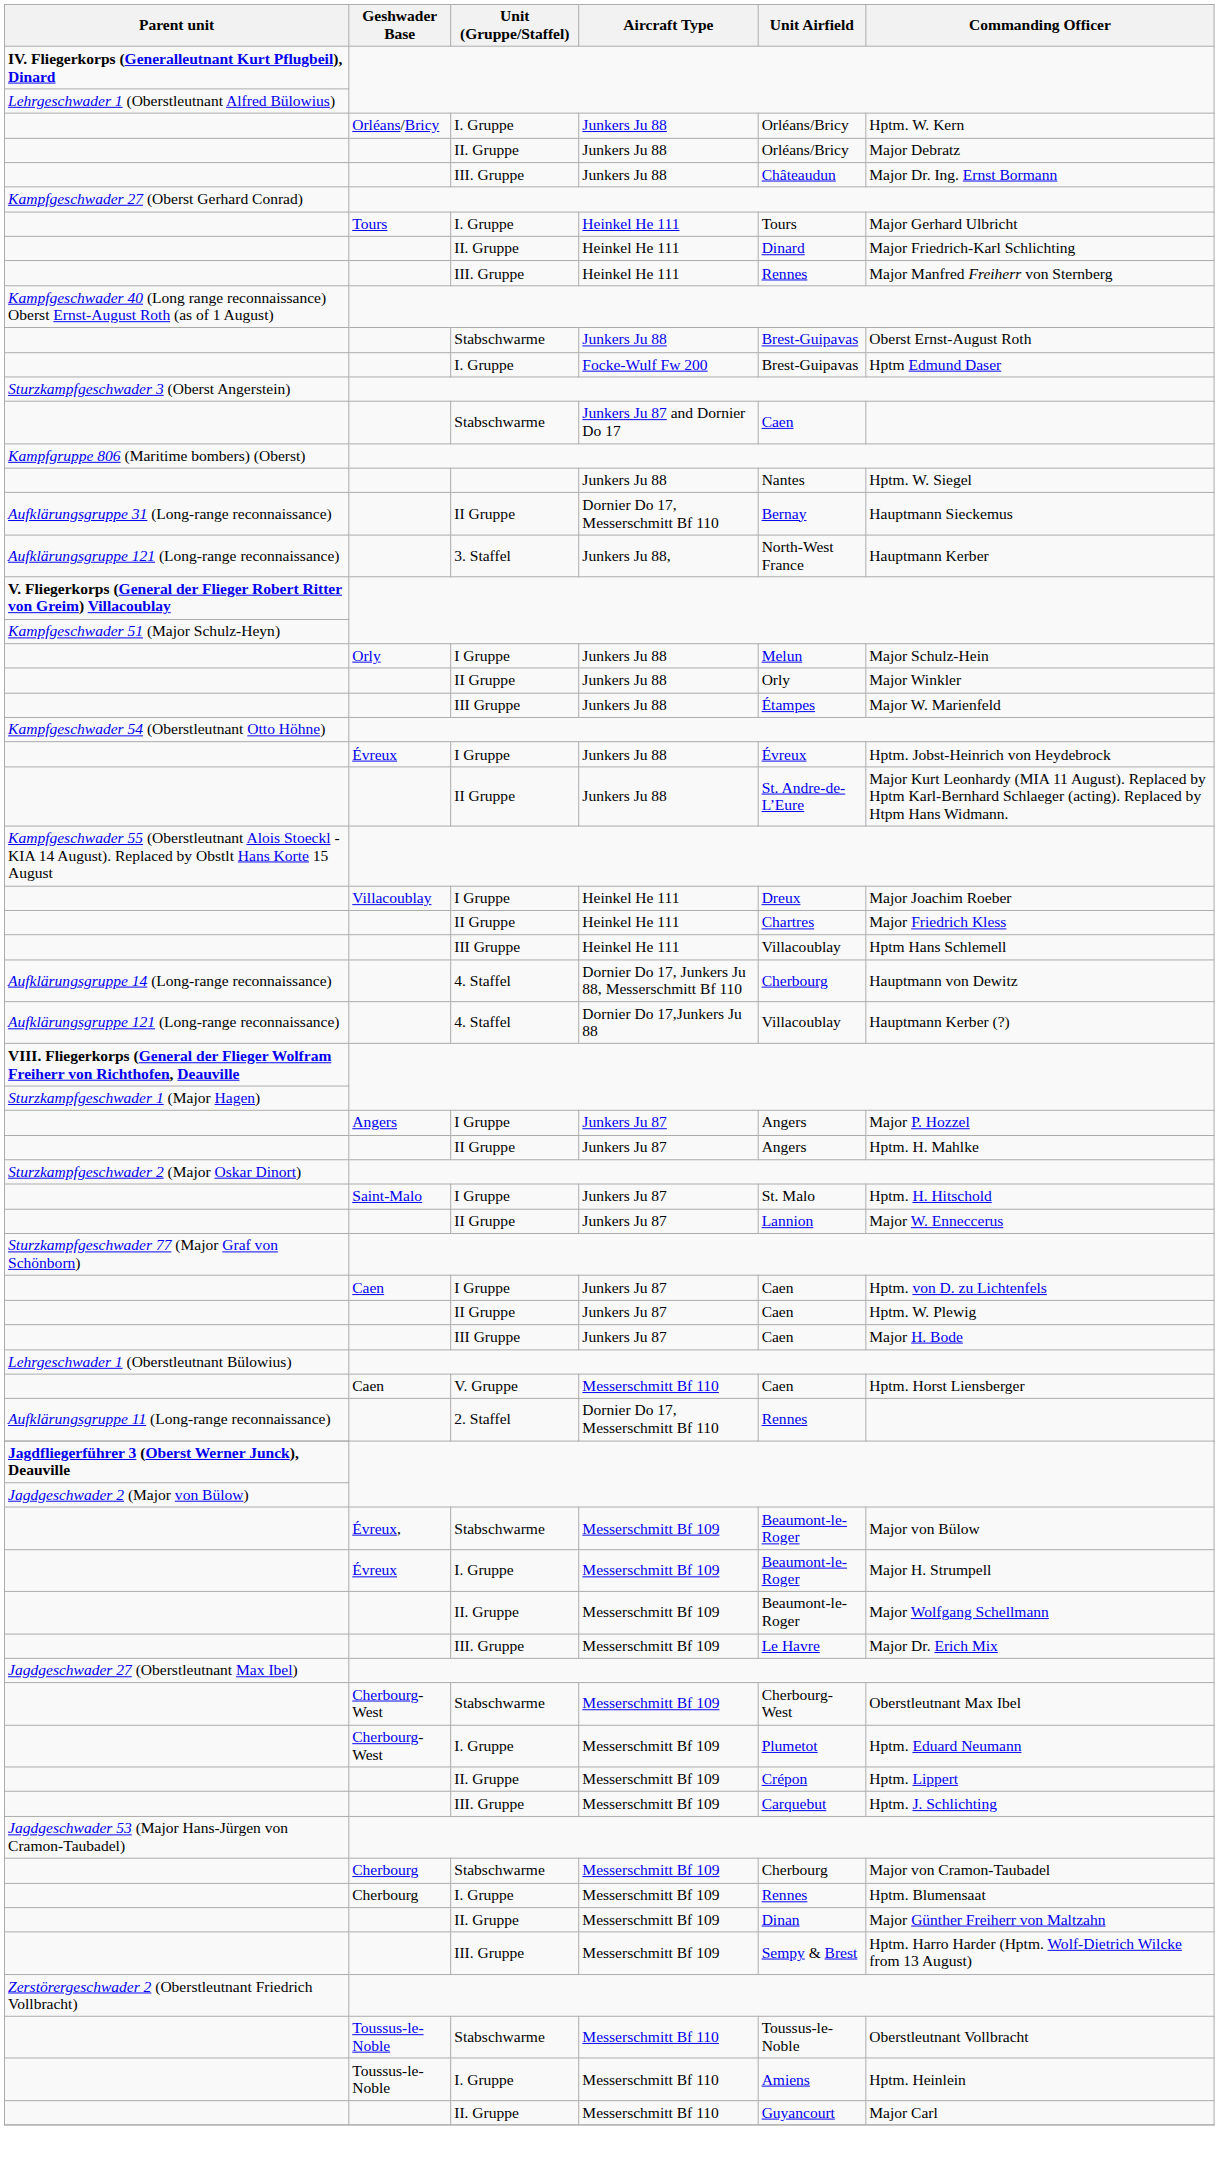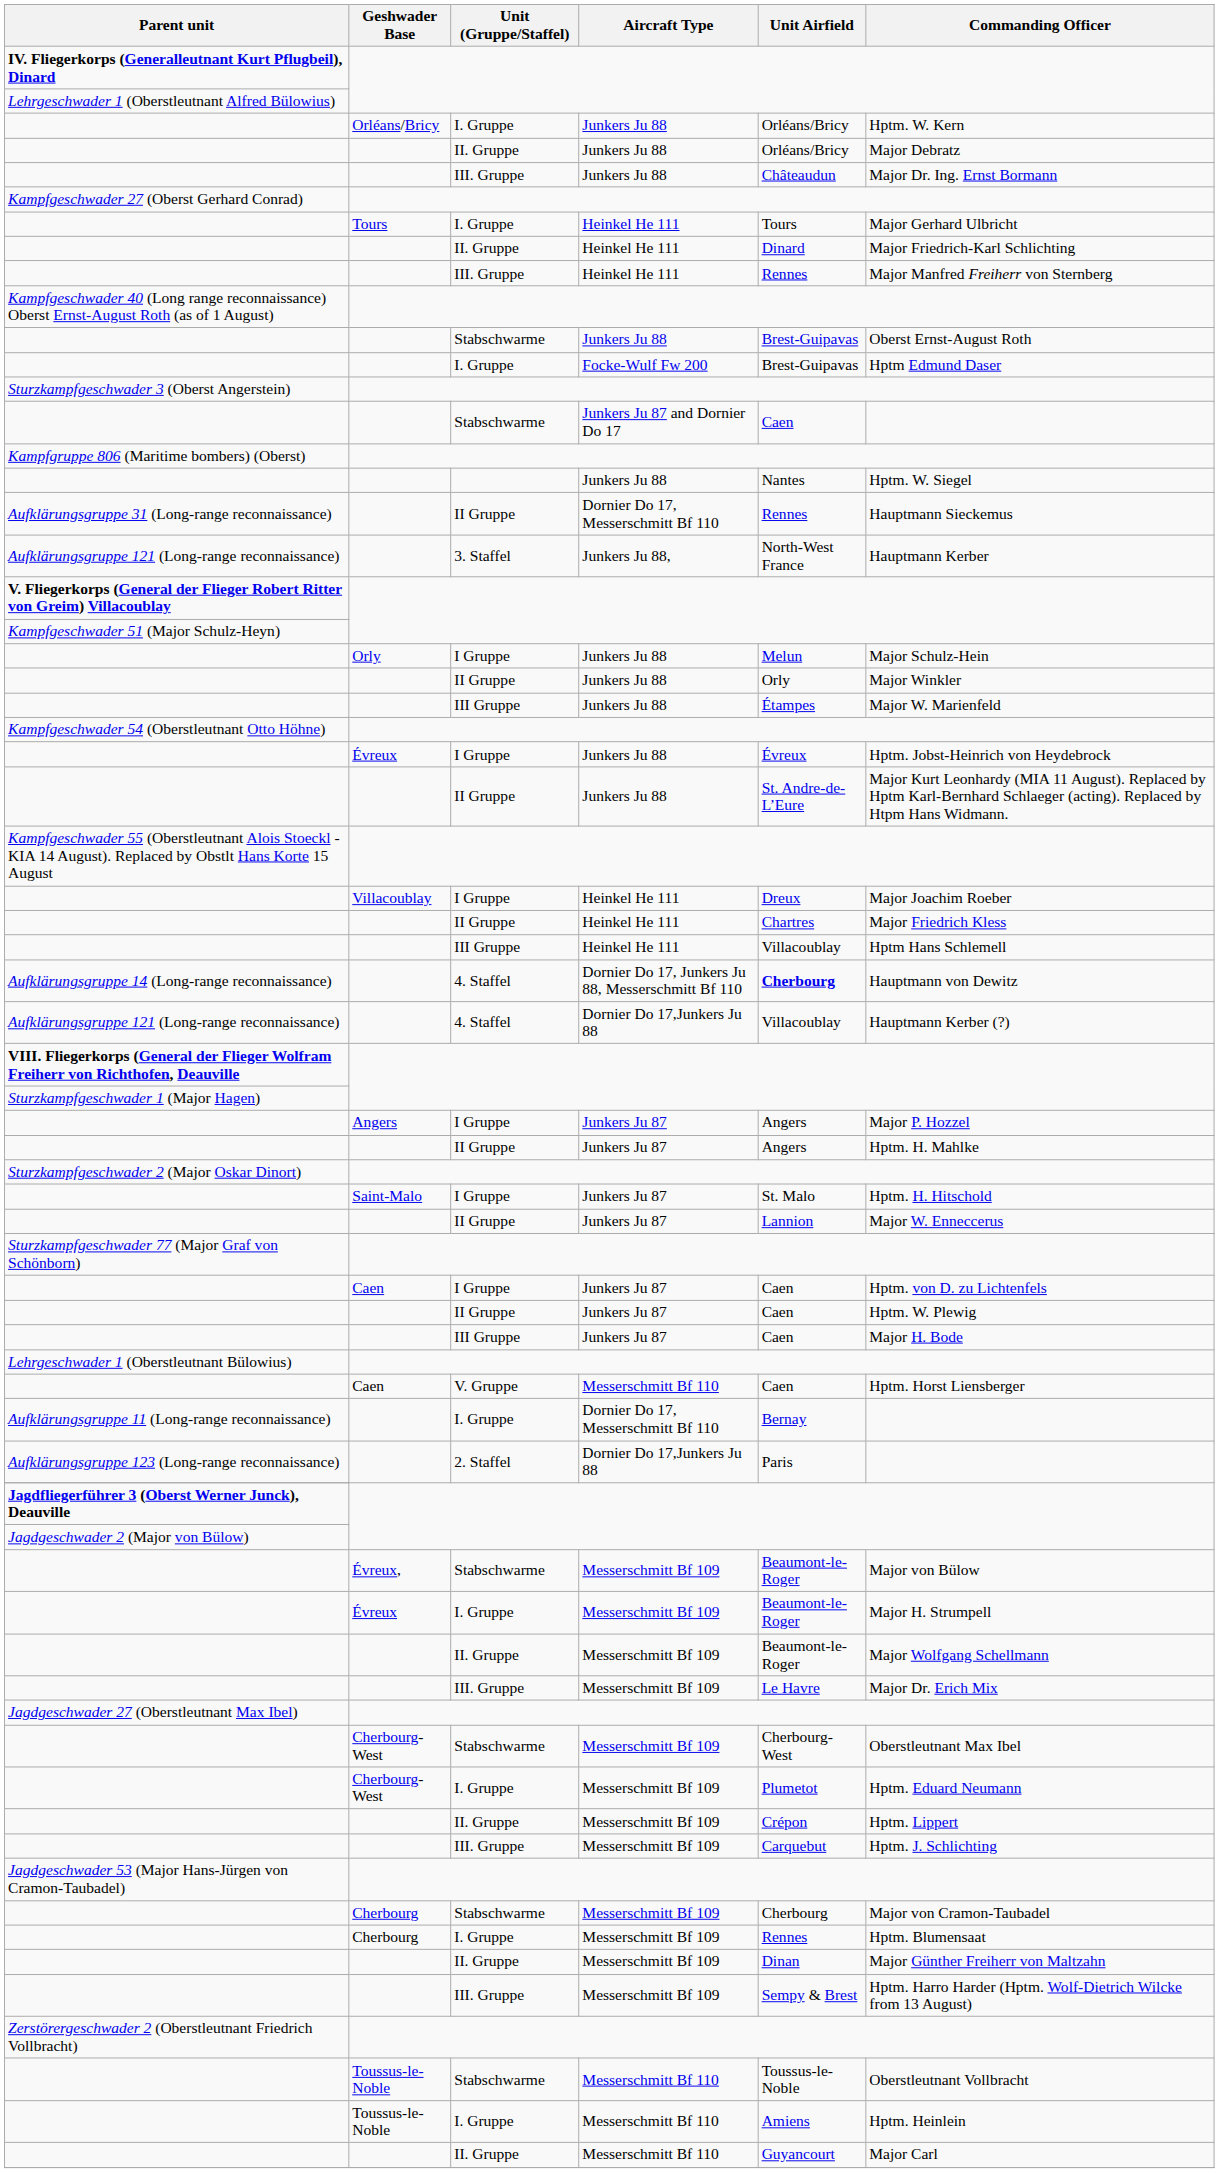(784, 513) Bernay -> (784, 513) Rennes
(795, 980) normal -> (798, 980) bold
(483, 1419) 2. Staffel -> (484, 1419) I. Gruppe
(784, 1419) Rennes -> (784, 1419) Bernay
+ row: (174, 1461)
